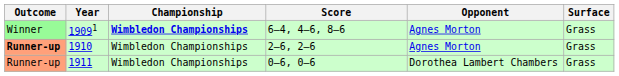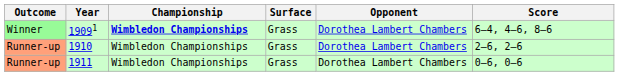columns swapped: (589, 12) <-> (336, 12)
(445, 30) Agnes Morton -> (392, 30) Dorothea Lambert Chambers
(34, 47) bold -> (34, 47) normal
(445, 47) Agnes Morton -> (392, 47) Dorothea Lambert Chambers
